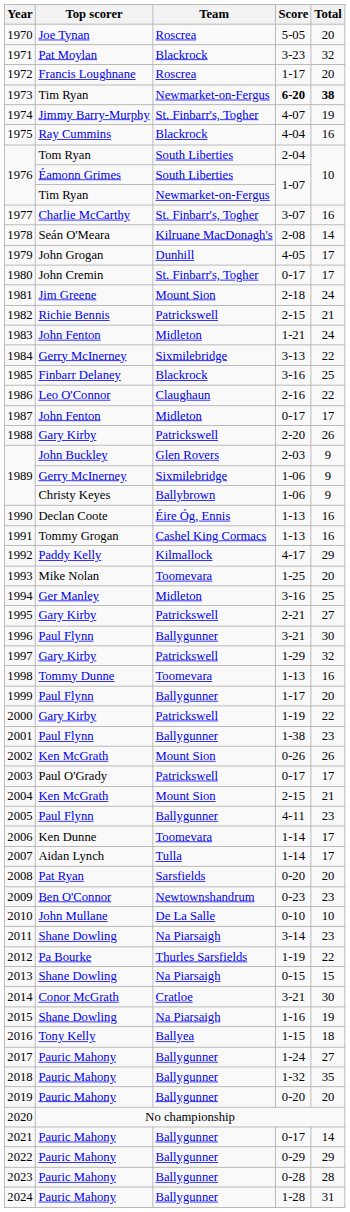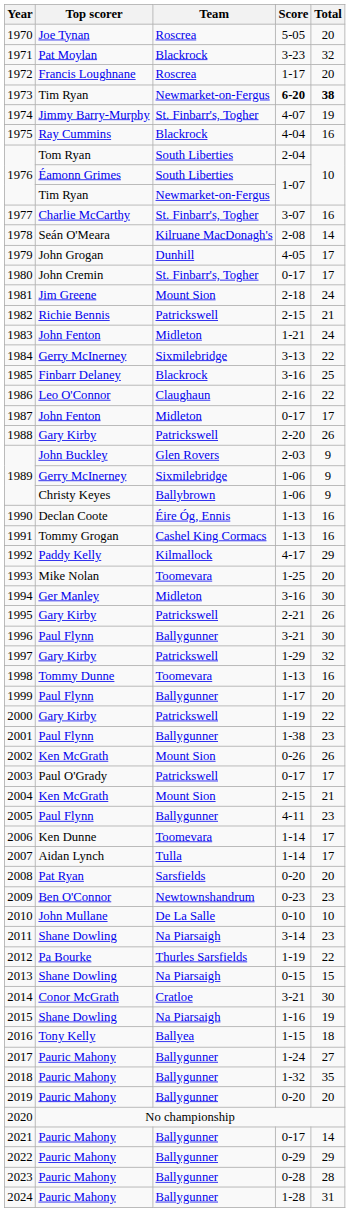(328, 595) 25 -> (328, 595) 30
(328, 615) 27 -> (328, 615) 26
